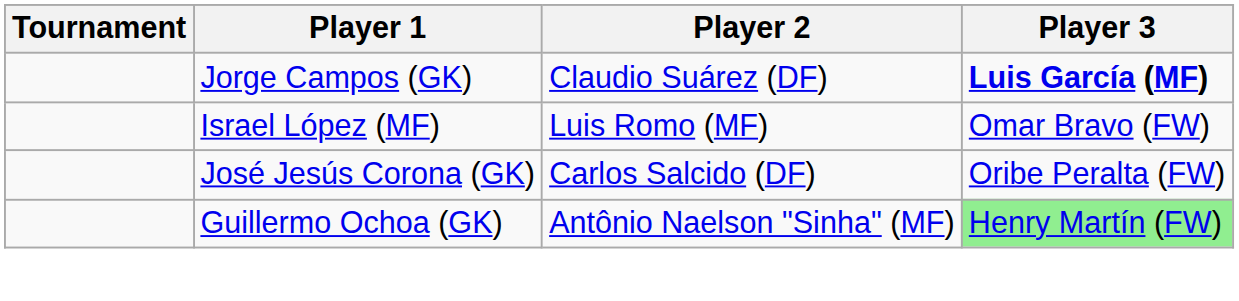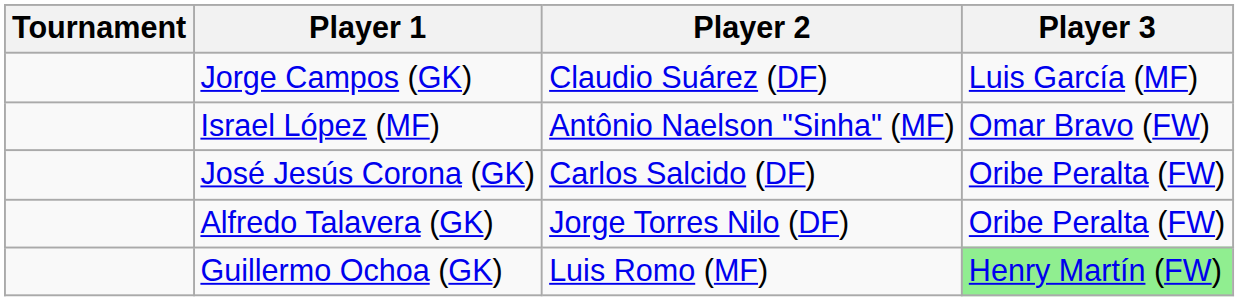(1089, 77) bold -> (1083, 77) normal
(659, 125) Luis Romo (MF) -> (752, 125) Antônio Naelson "Sinha" (MF)
+ row: (347, 222)
(752, 222) Antônio Naelson "Sinha" (MF) -> (659, 271) Luis Romo (MF)
